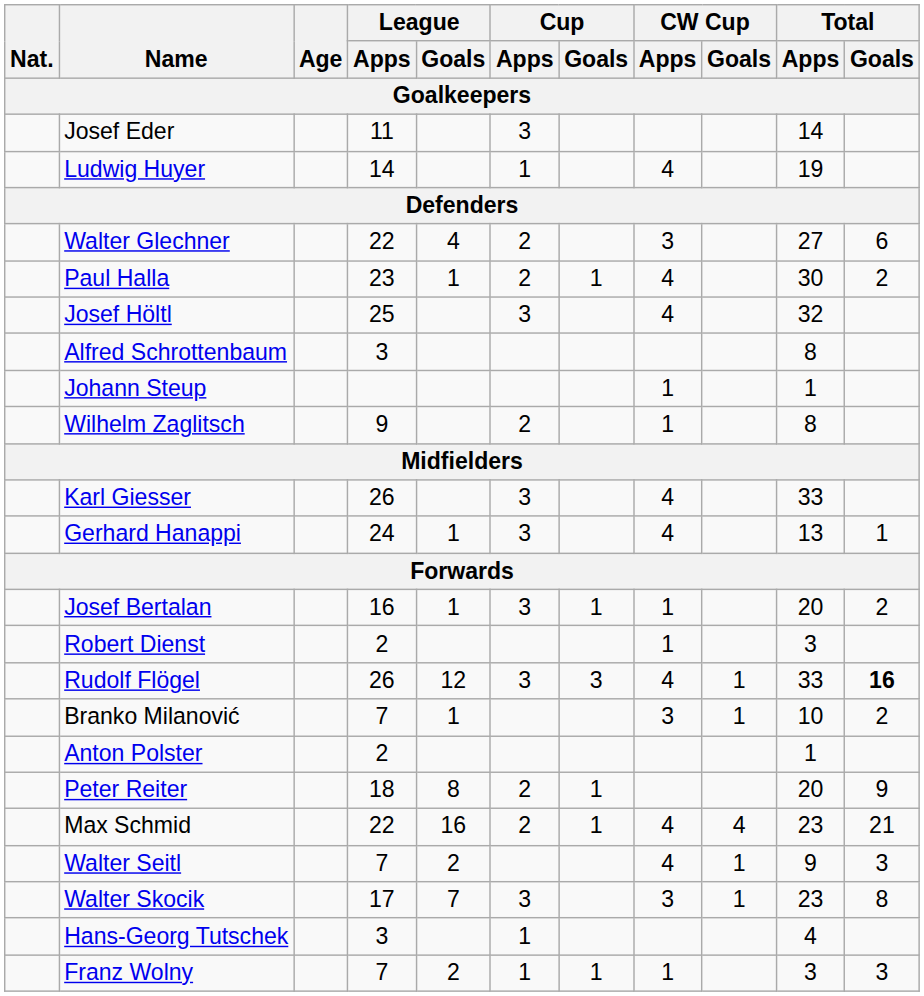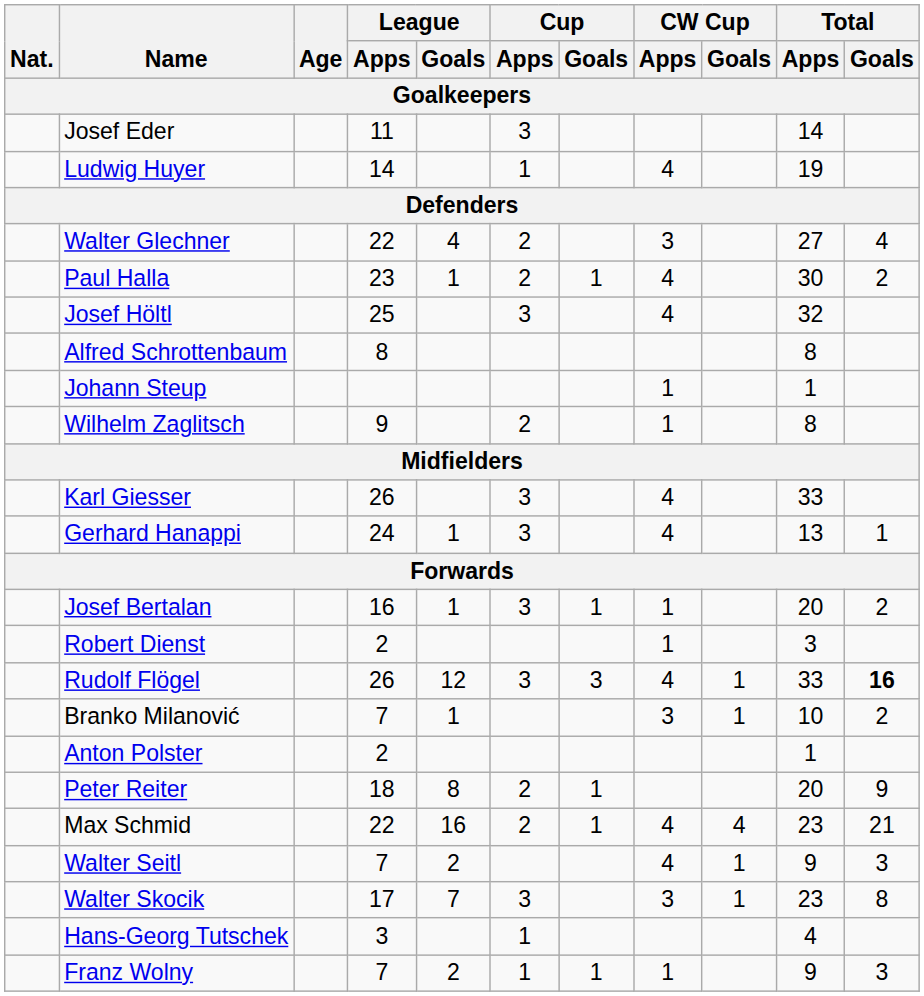(882, 242) 6 -> (882, 242) 4
(382, 351) 3 -> (382, 351) 8
(810, 972) 3 -> (810, 972) 9
